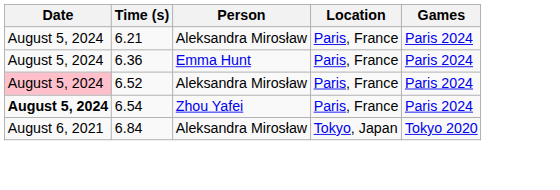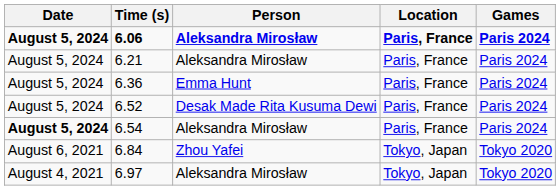+ row: (129, 38)
(56, 83) pink background -> (56, 106) no background
(241, 83) Aleksandra Mirosław -> (276, 106) Desak Made Rita Kusuma Dewi
(209, 106) Zhou Yafei -> (241, 128) Aleksandra Mirosław
(241, 128) Aleksandra Mirosław -> (209, 151) Zhou Yafei
+ row: (129, 173)
